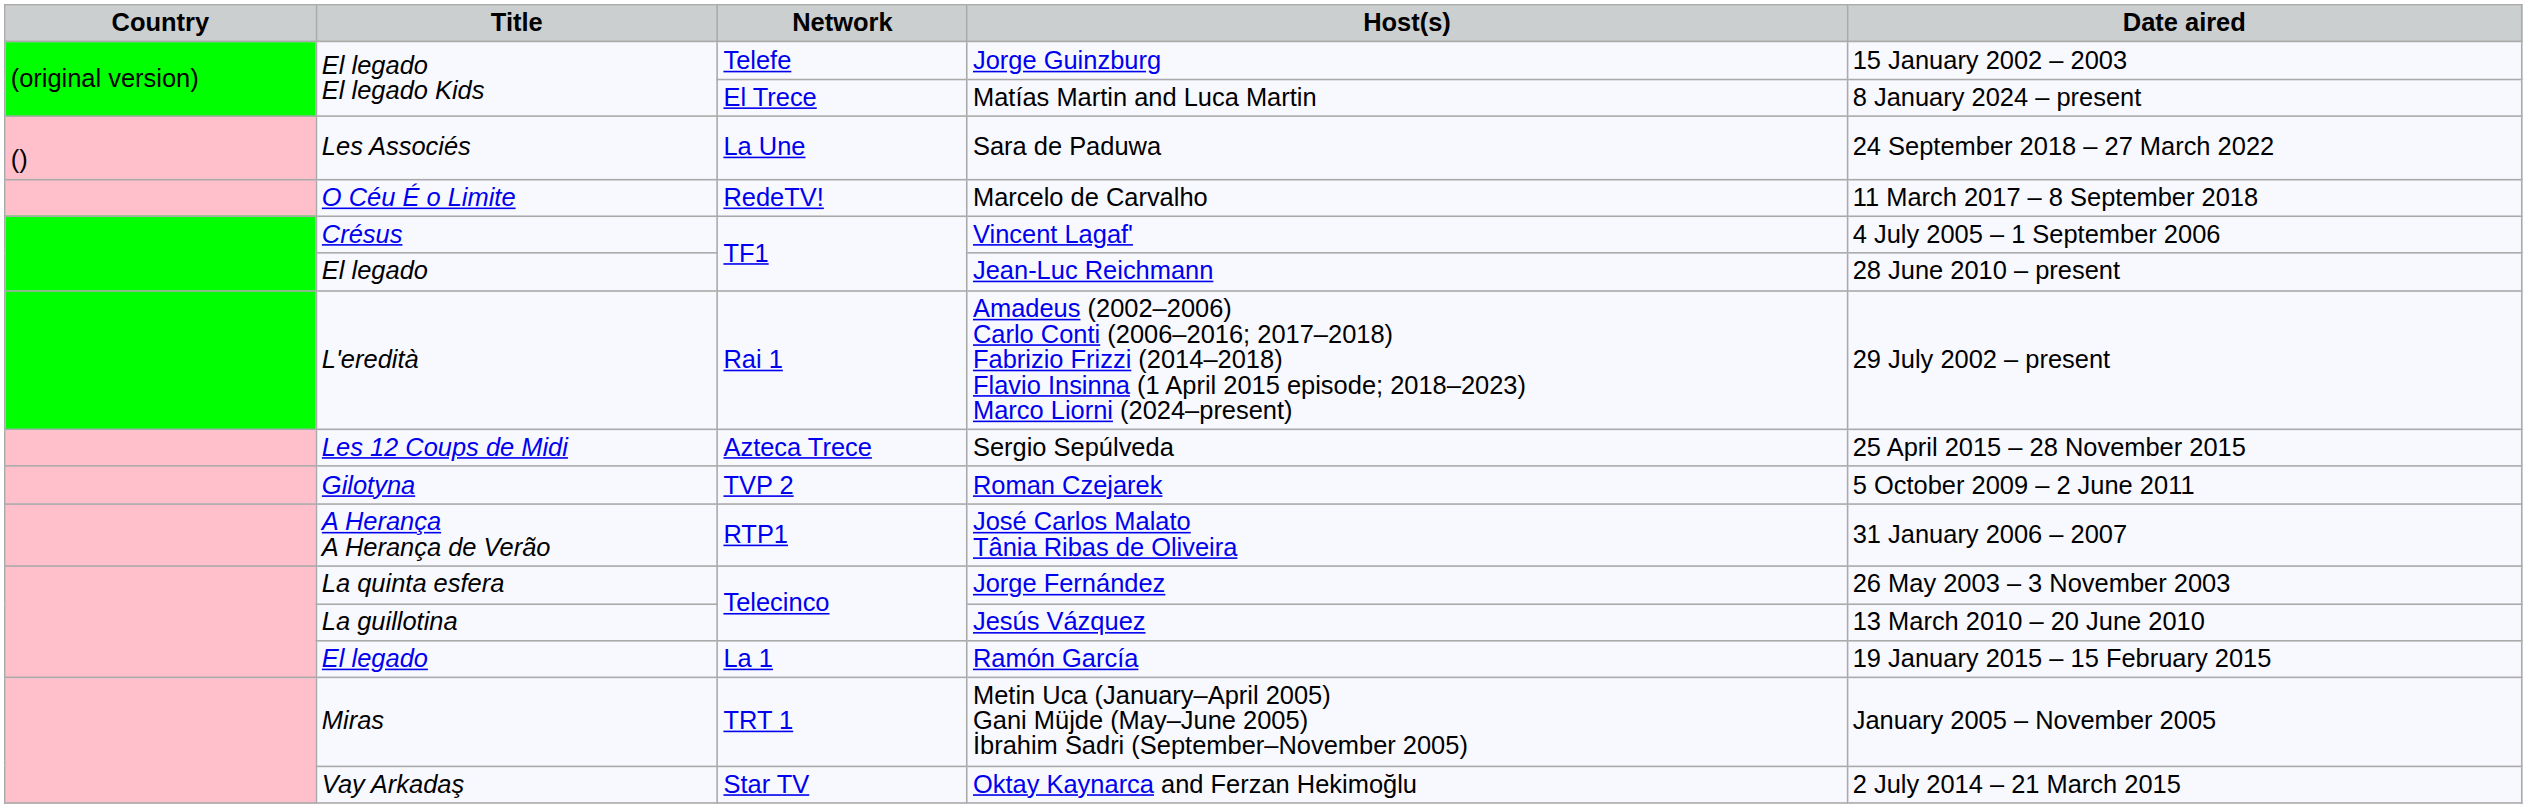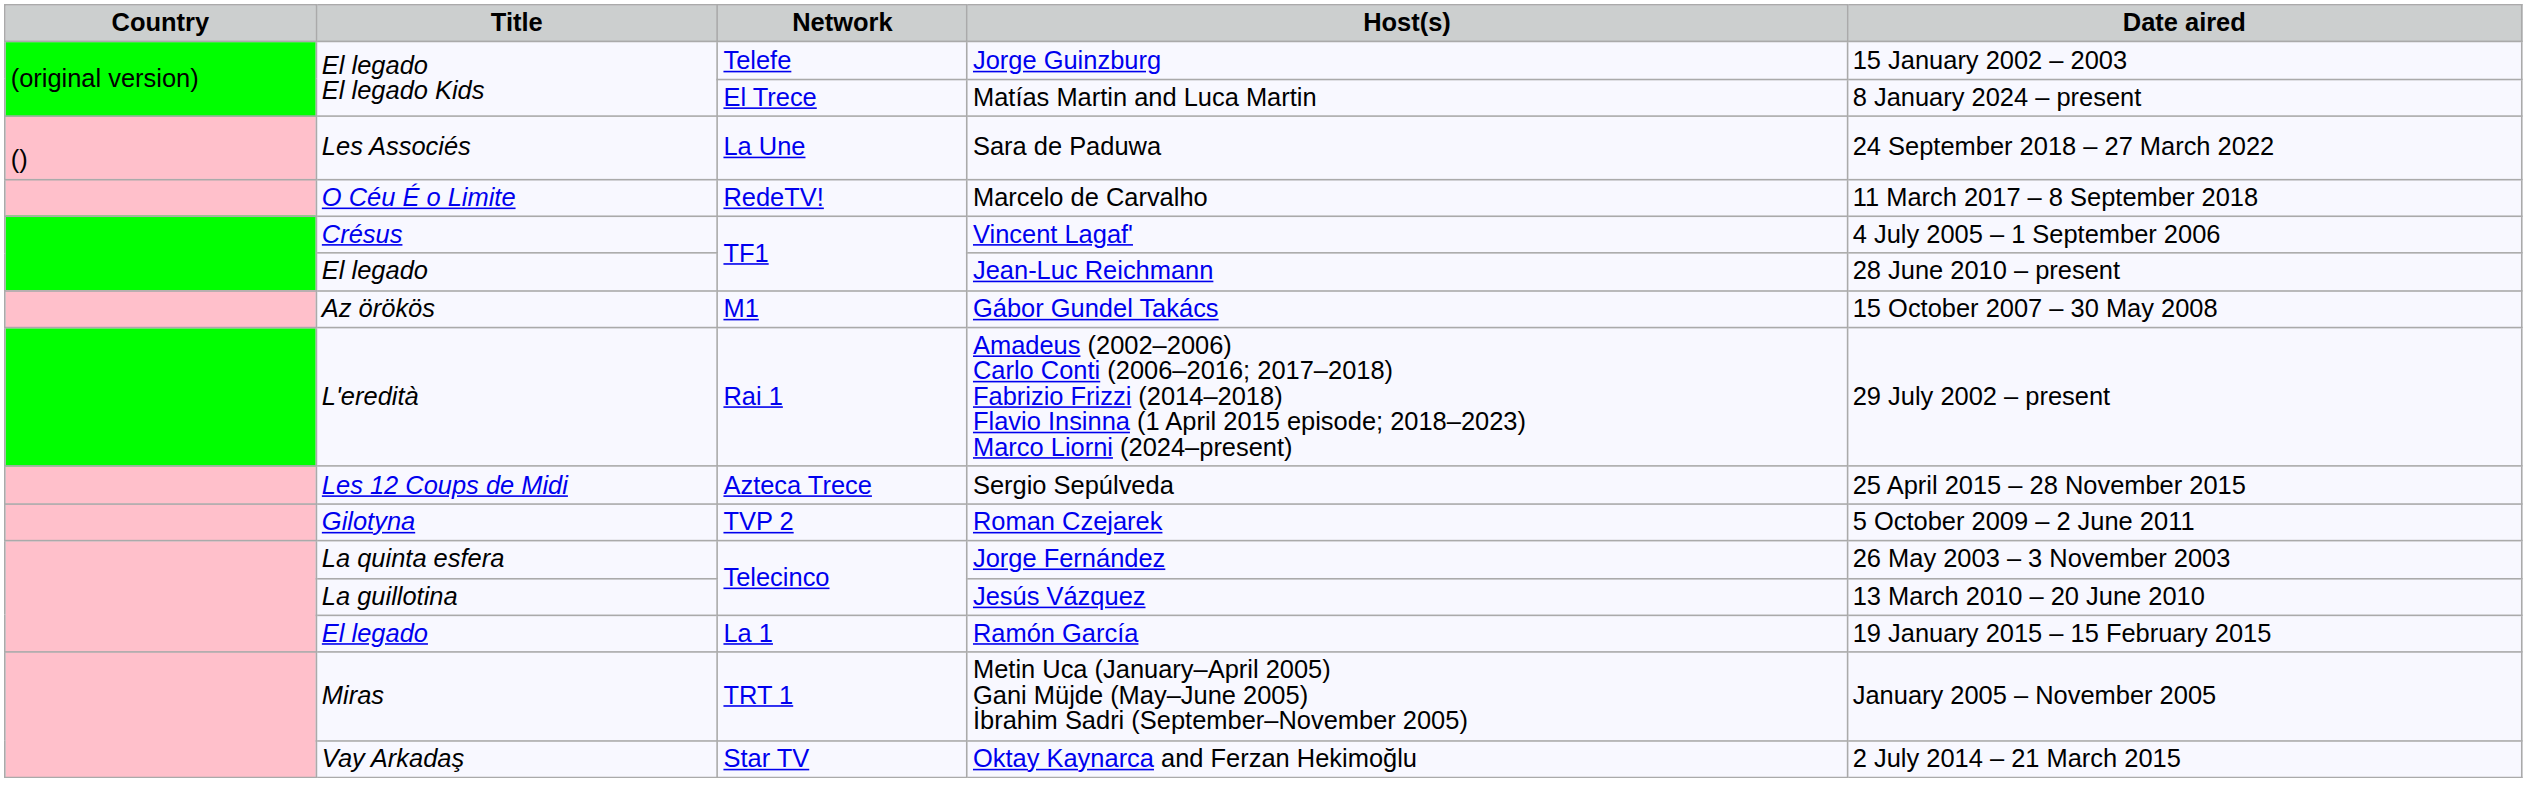+ row: (1096, 308)
- row: (1105, 534)
